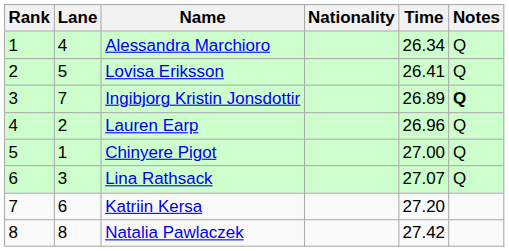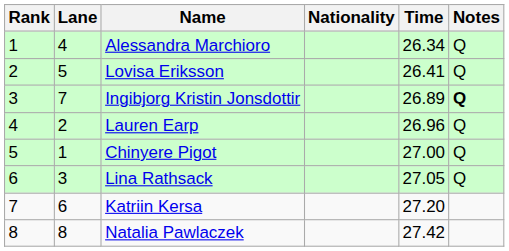(424, 179) 27.07 -> (424, 179) 27.05
